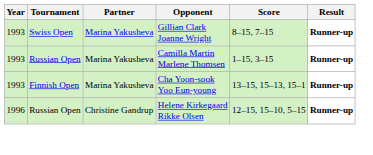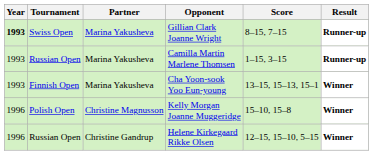(16, 33) normal -> (16, 33) bold
(332, 85) Runner-up -> (338, 85) Winner
+ row: (204, 111)
(332, 111) Runner-up -> (338, 137) Winner
